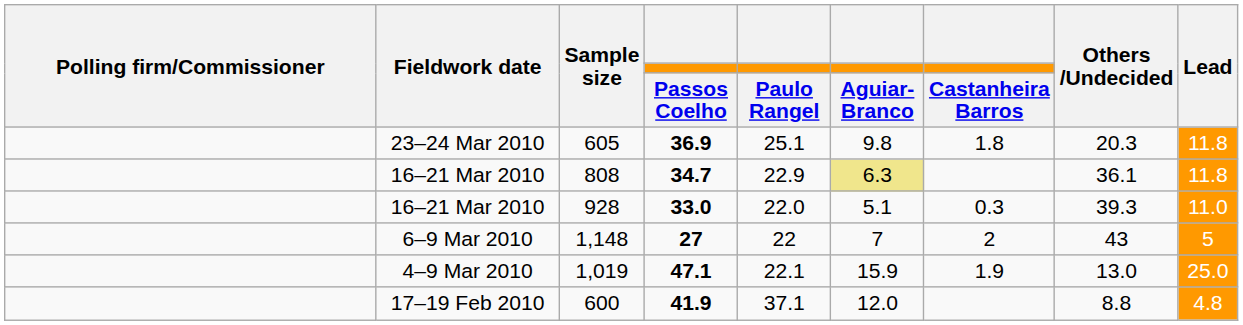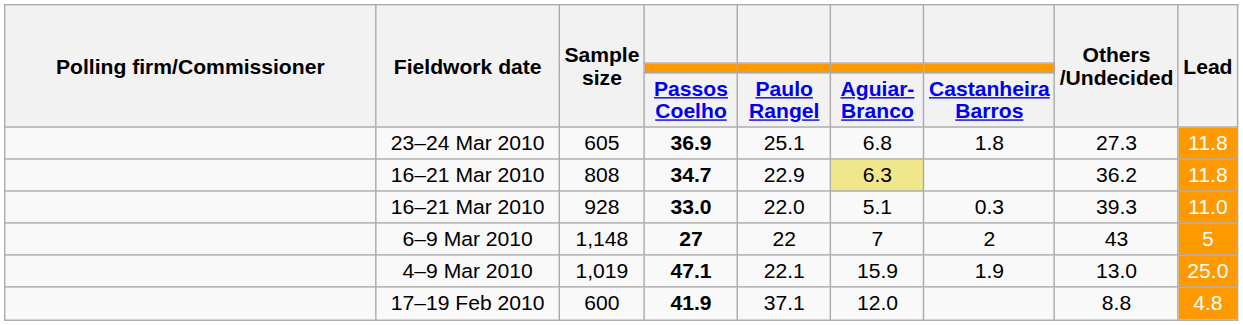(877, 143) 9.8 -> (877, 143) 6.8
(1117, 143) 20.3 -> (1117, 143) 27.3
(1117, 175) 36.1 -> (1117, 175) 36.2
